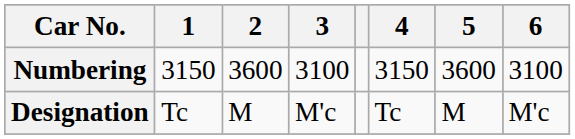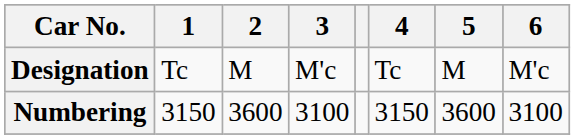rows swapped: (80, 112) <-> (80, 69)
